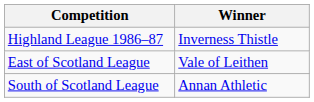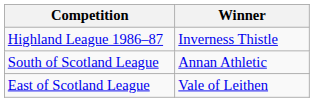rows swapped: (79, 62) <-> (83, 85)
